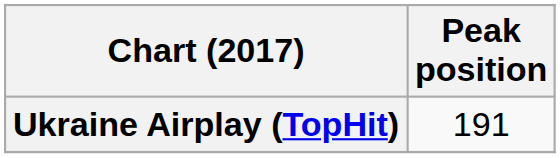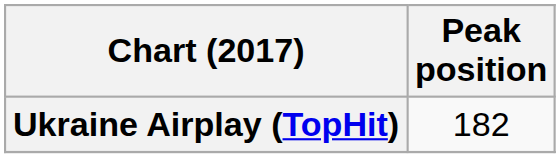(481, 123) 191 -> (481, 123) 182
